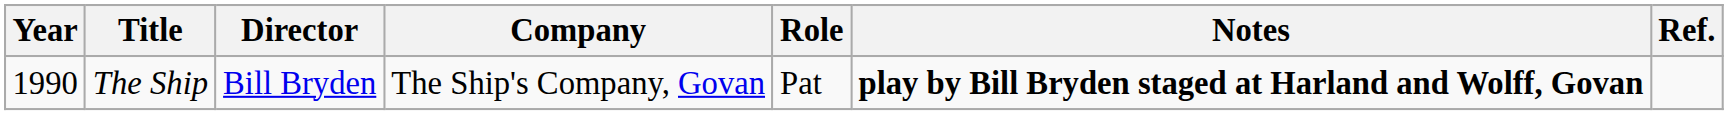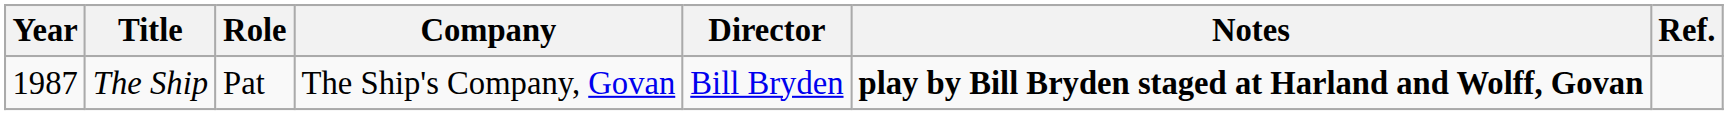columns swapped: (812, 30) <-> (300, 30)
(45, 82) 1990 -> (45, 82) 1987
